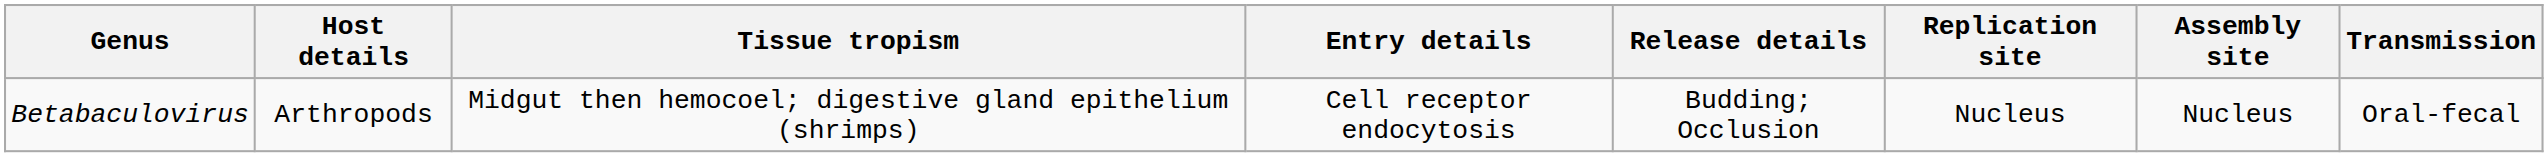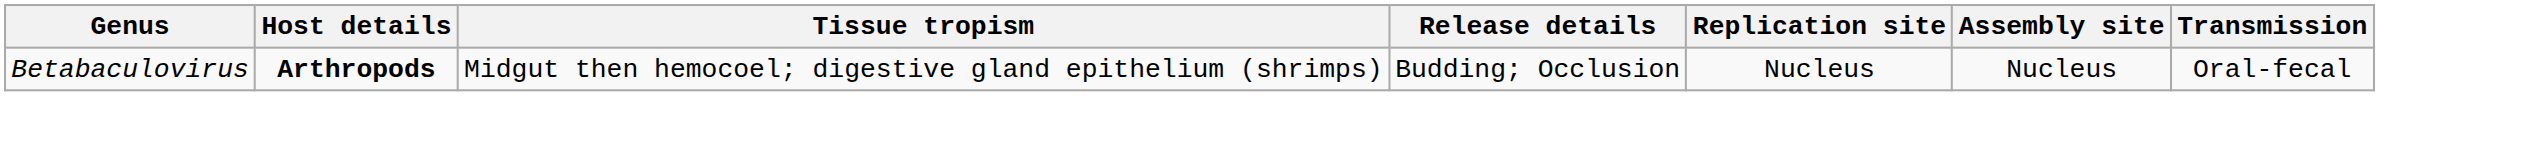- column: (1429, 42)
(354, 115) normal -> (356, 70) bold
